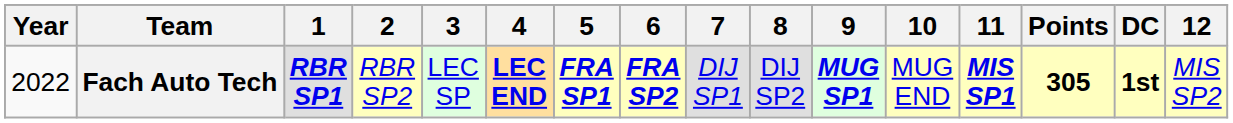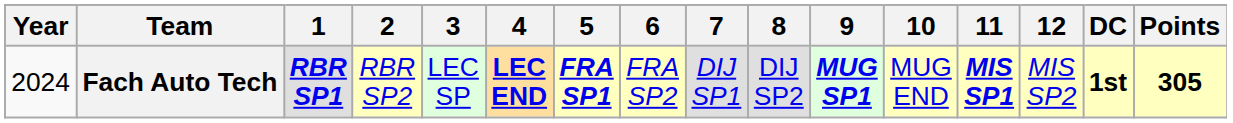columns swapped: (1197, 25) <-> (1068, 25)
(41, 81) 2022 -> (41, 81) 2024
(653, 81) bold -> (653, 81) normal
